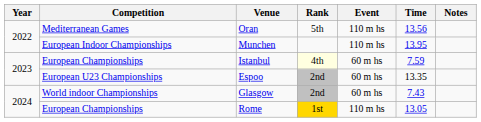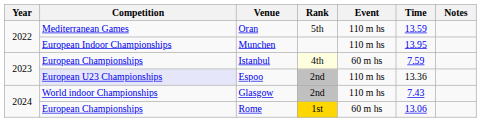(416, 29) 13.56 -> (416, 29) 13.59
(102, 77) no background -> (102, 77) lavender background
(367, 77) 60 m hs -> (367, 77) 110 m hs
(416, 77) 13.35 -> (416, 77) 13.36
(367, 93) 60 m hs -> (367, 93) 110 m hs
(367, 109) 110 m hs -> (367, 109) 60 m hs
(416, 109) 13.05 -> (416, 109) 13.06
